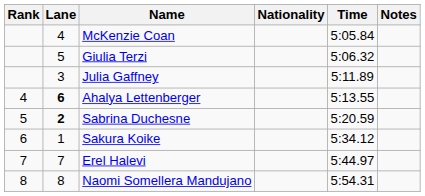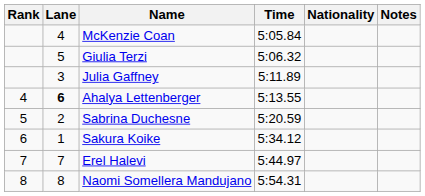columns swapped: (291, 14) <-> (352, 14)
(61, 118) bold -> (61, 118) normal
